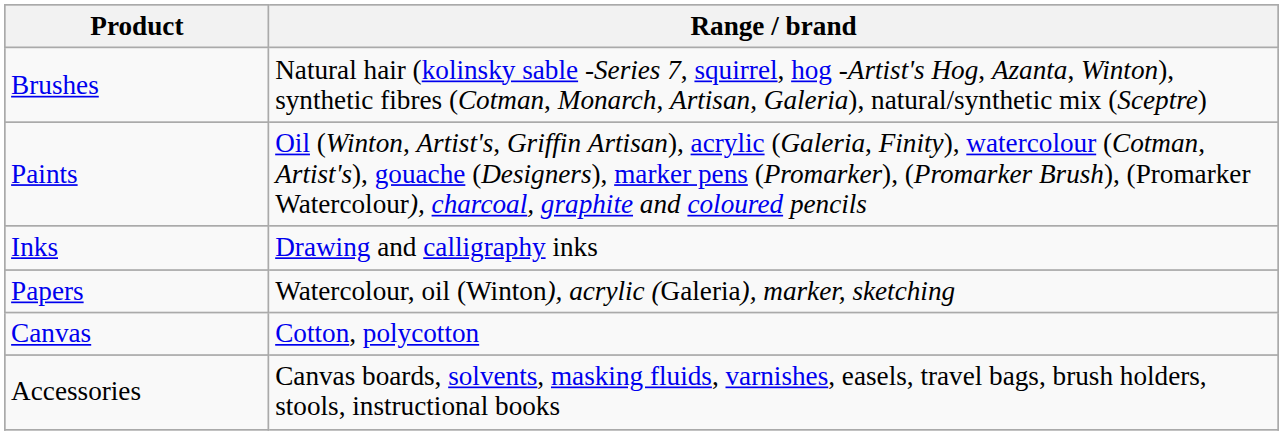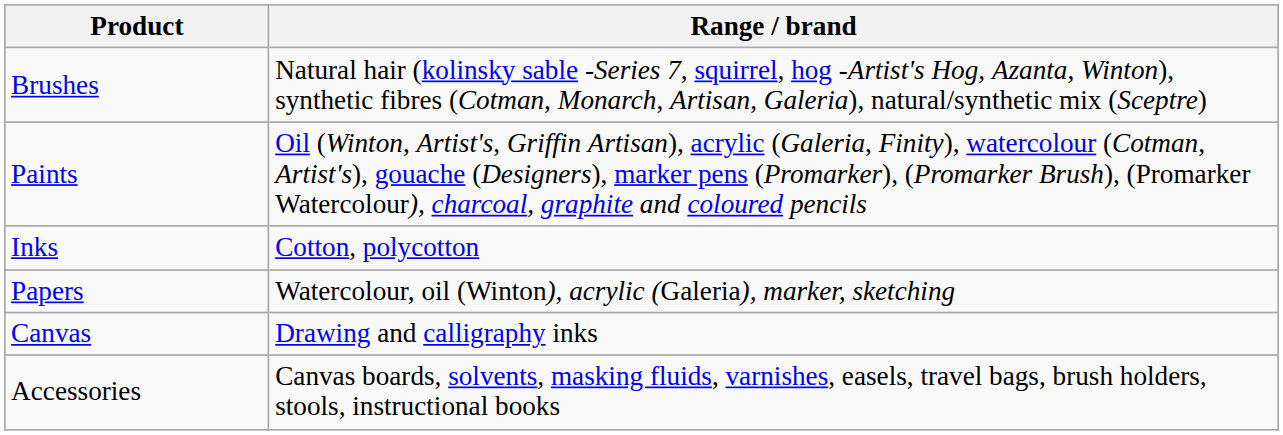(436, 247) Drawing and calligraphy inks -> (377, 247) Cotton, polycotton
(377, 333) Cotton, polycotton -> (436, 333) Drawing and calligraphy inks
